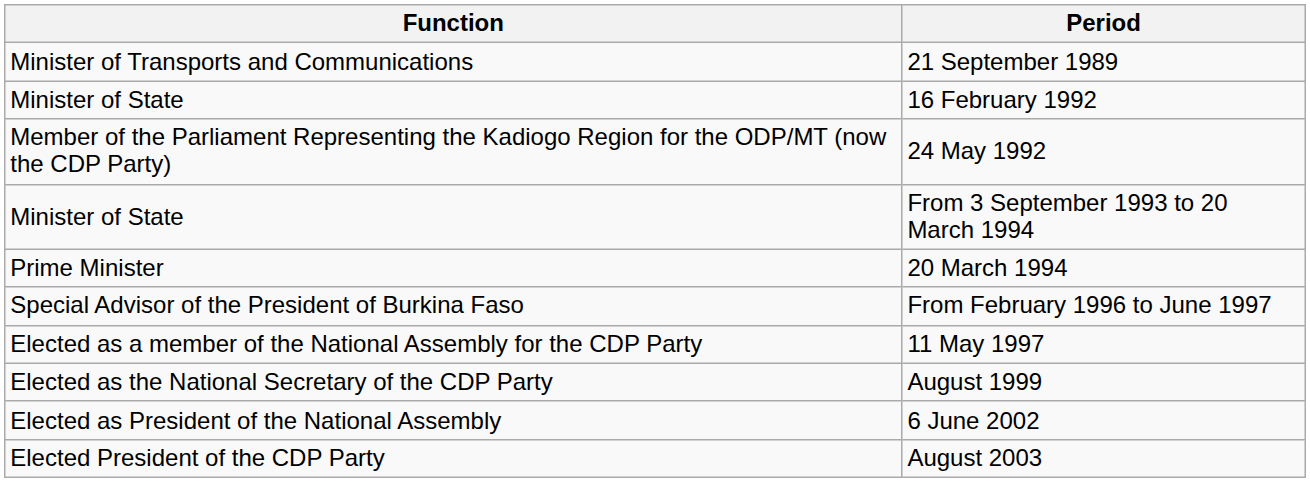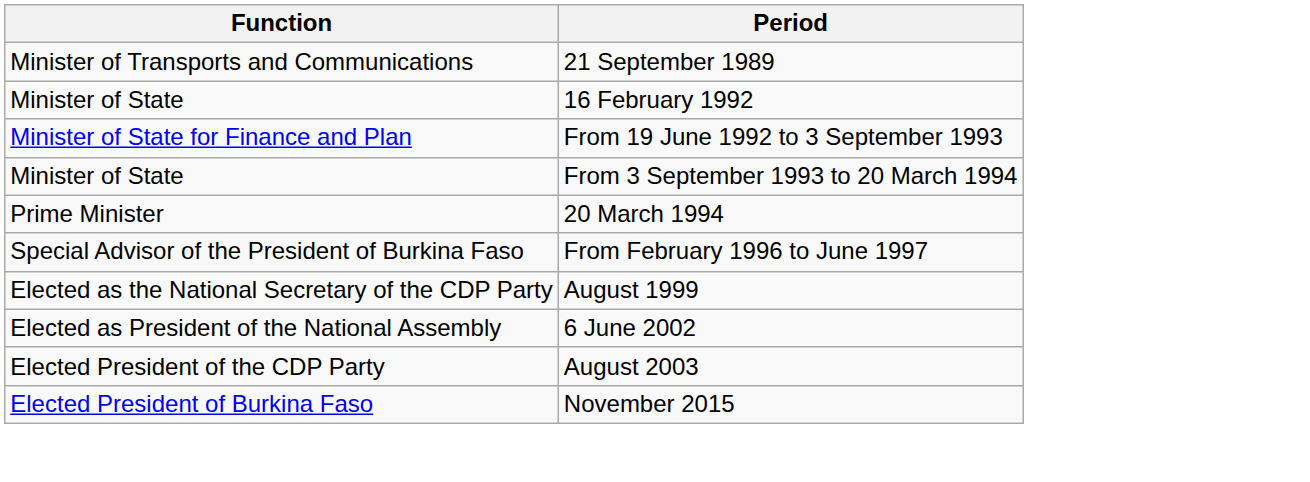- row: (977, 151)
+ row: (783, 137)
- row: (976, 343)
+ row: (649, 404)
